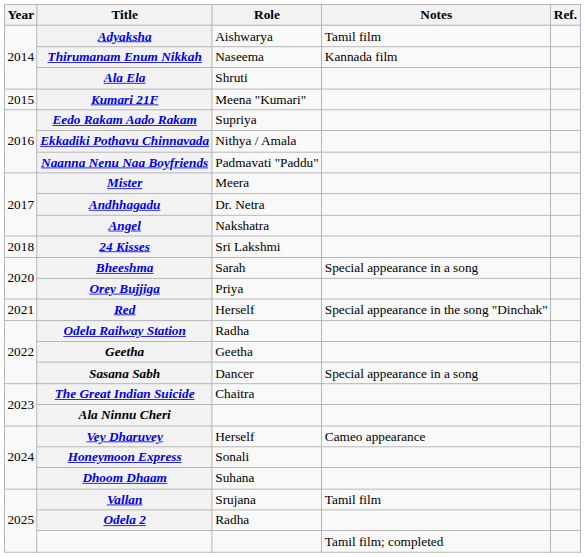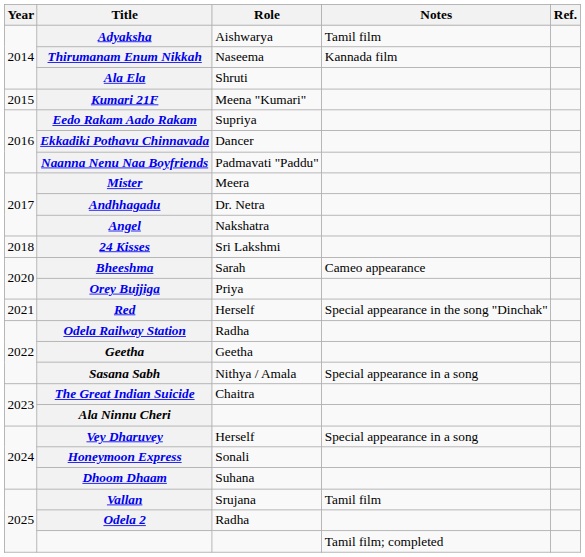(256, 141) Nithya / Amala -> (234, 141) Dancer
(402, 267) Special appearance in a song -> (375, 267) Cameo appearance
(234, 373) Dancer -> (256, 373) Nithya / Amala
(375, 436) Cameo appearance -> (402, 436) Special appearance in a song
